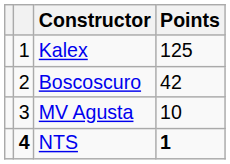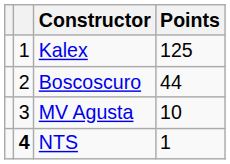(171, 81) 42 -> (171, 81) 44
(166, 143) bold -> (166, 143) normal
